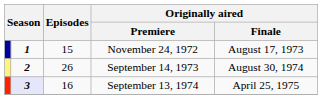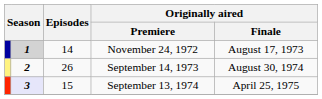(27, 49) no background -> (27, 49) lightgrey background
(67, 49) 15 -> (67, 49) 14
(67, 85) 16 -> (67, 85) 15
